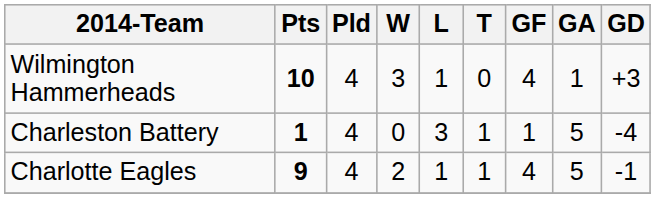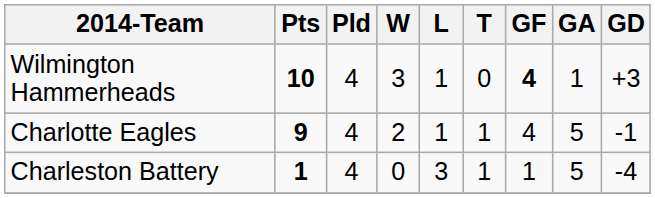(529, 78) normal -> (529, 78) bold
rows swapped: (103, 172) <-> (115, 132)
